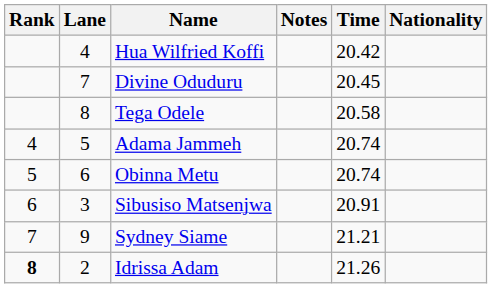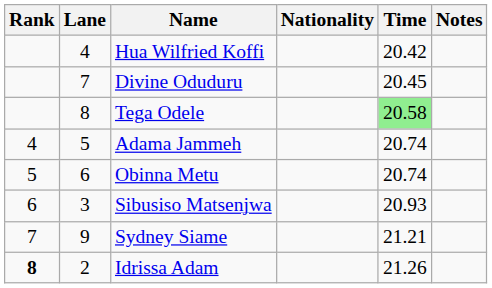columns swapped: (436, 19) <-> (304, 19)
(358, 112) no background -> (405, 112) lightgreen background
(358, 205) 20.91 -> (405, 205) 20.93
